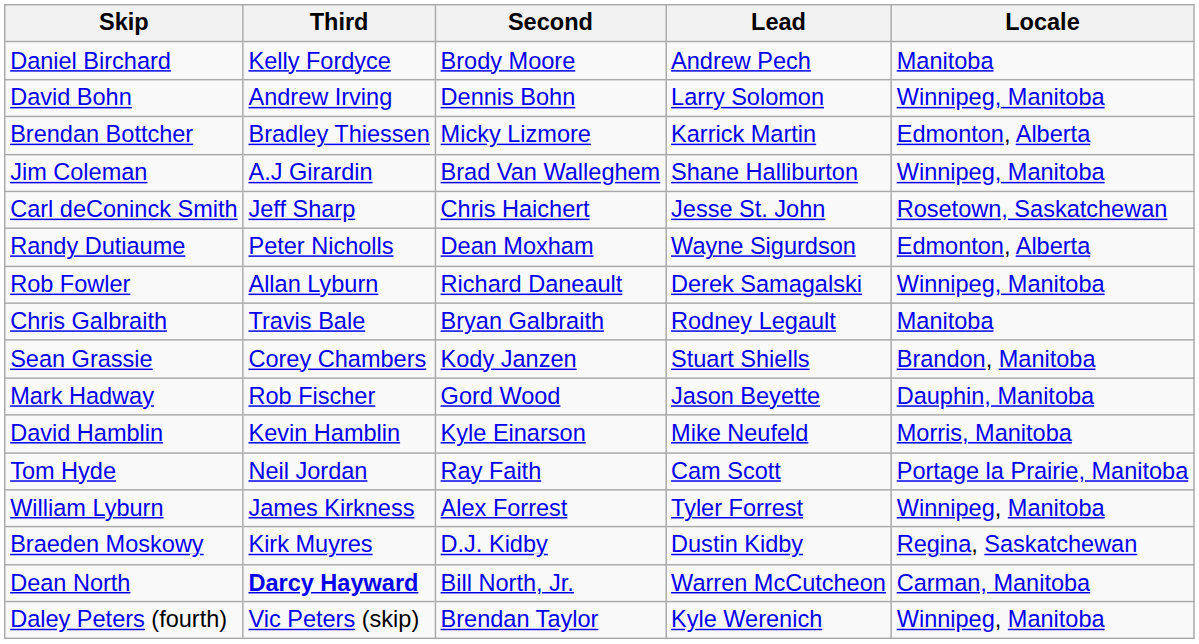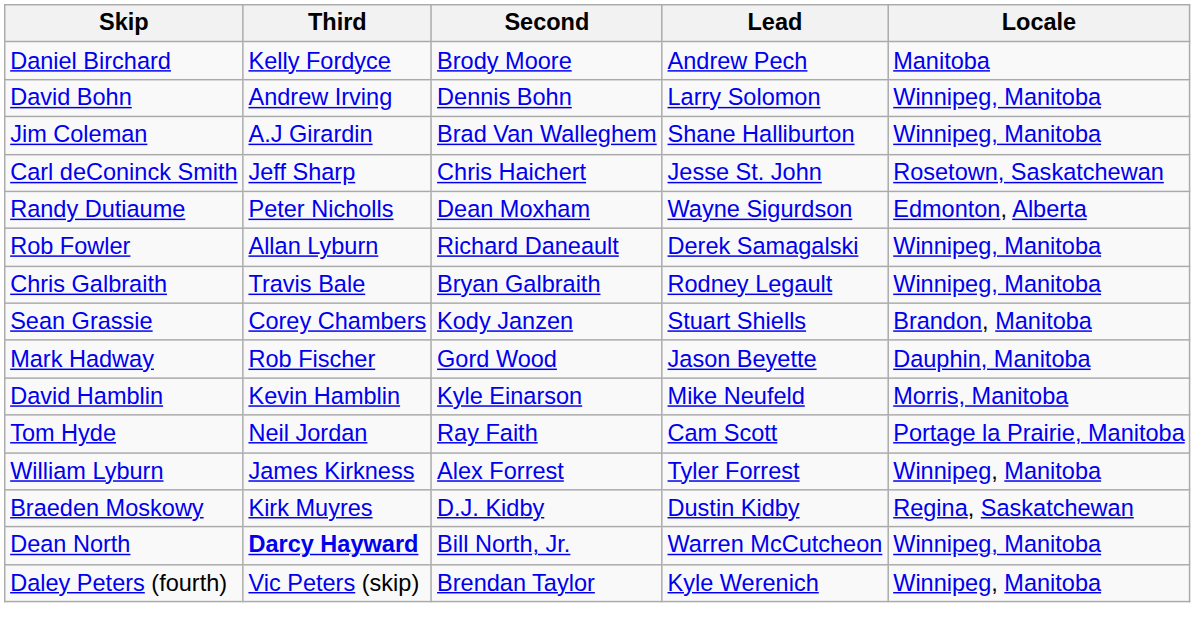- row: (102, 135)
(945, 321) Manitoba -> (997, 284) Winnipeg, Manitoba
(993, 582) Carman, Manitoba -> (997, 545) Winnipeg, Manitoba
